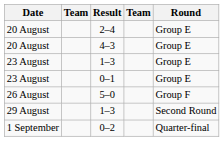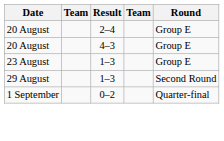- row: (28, 78)
- row: (28, 95)
